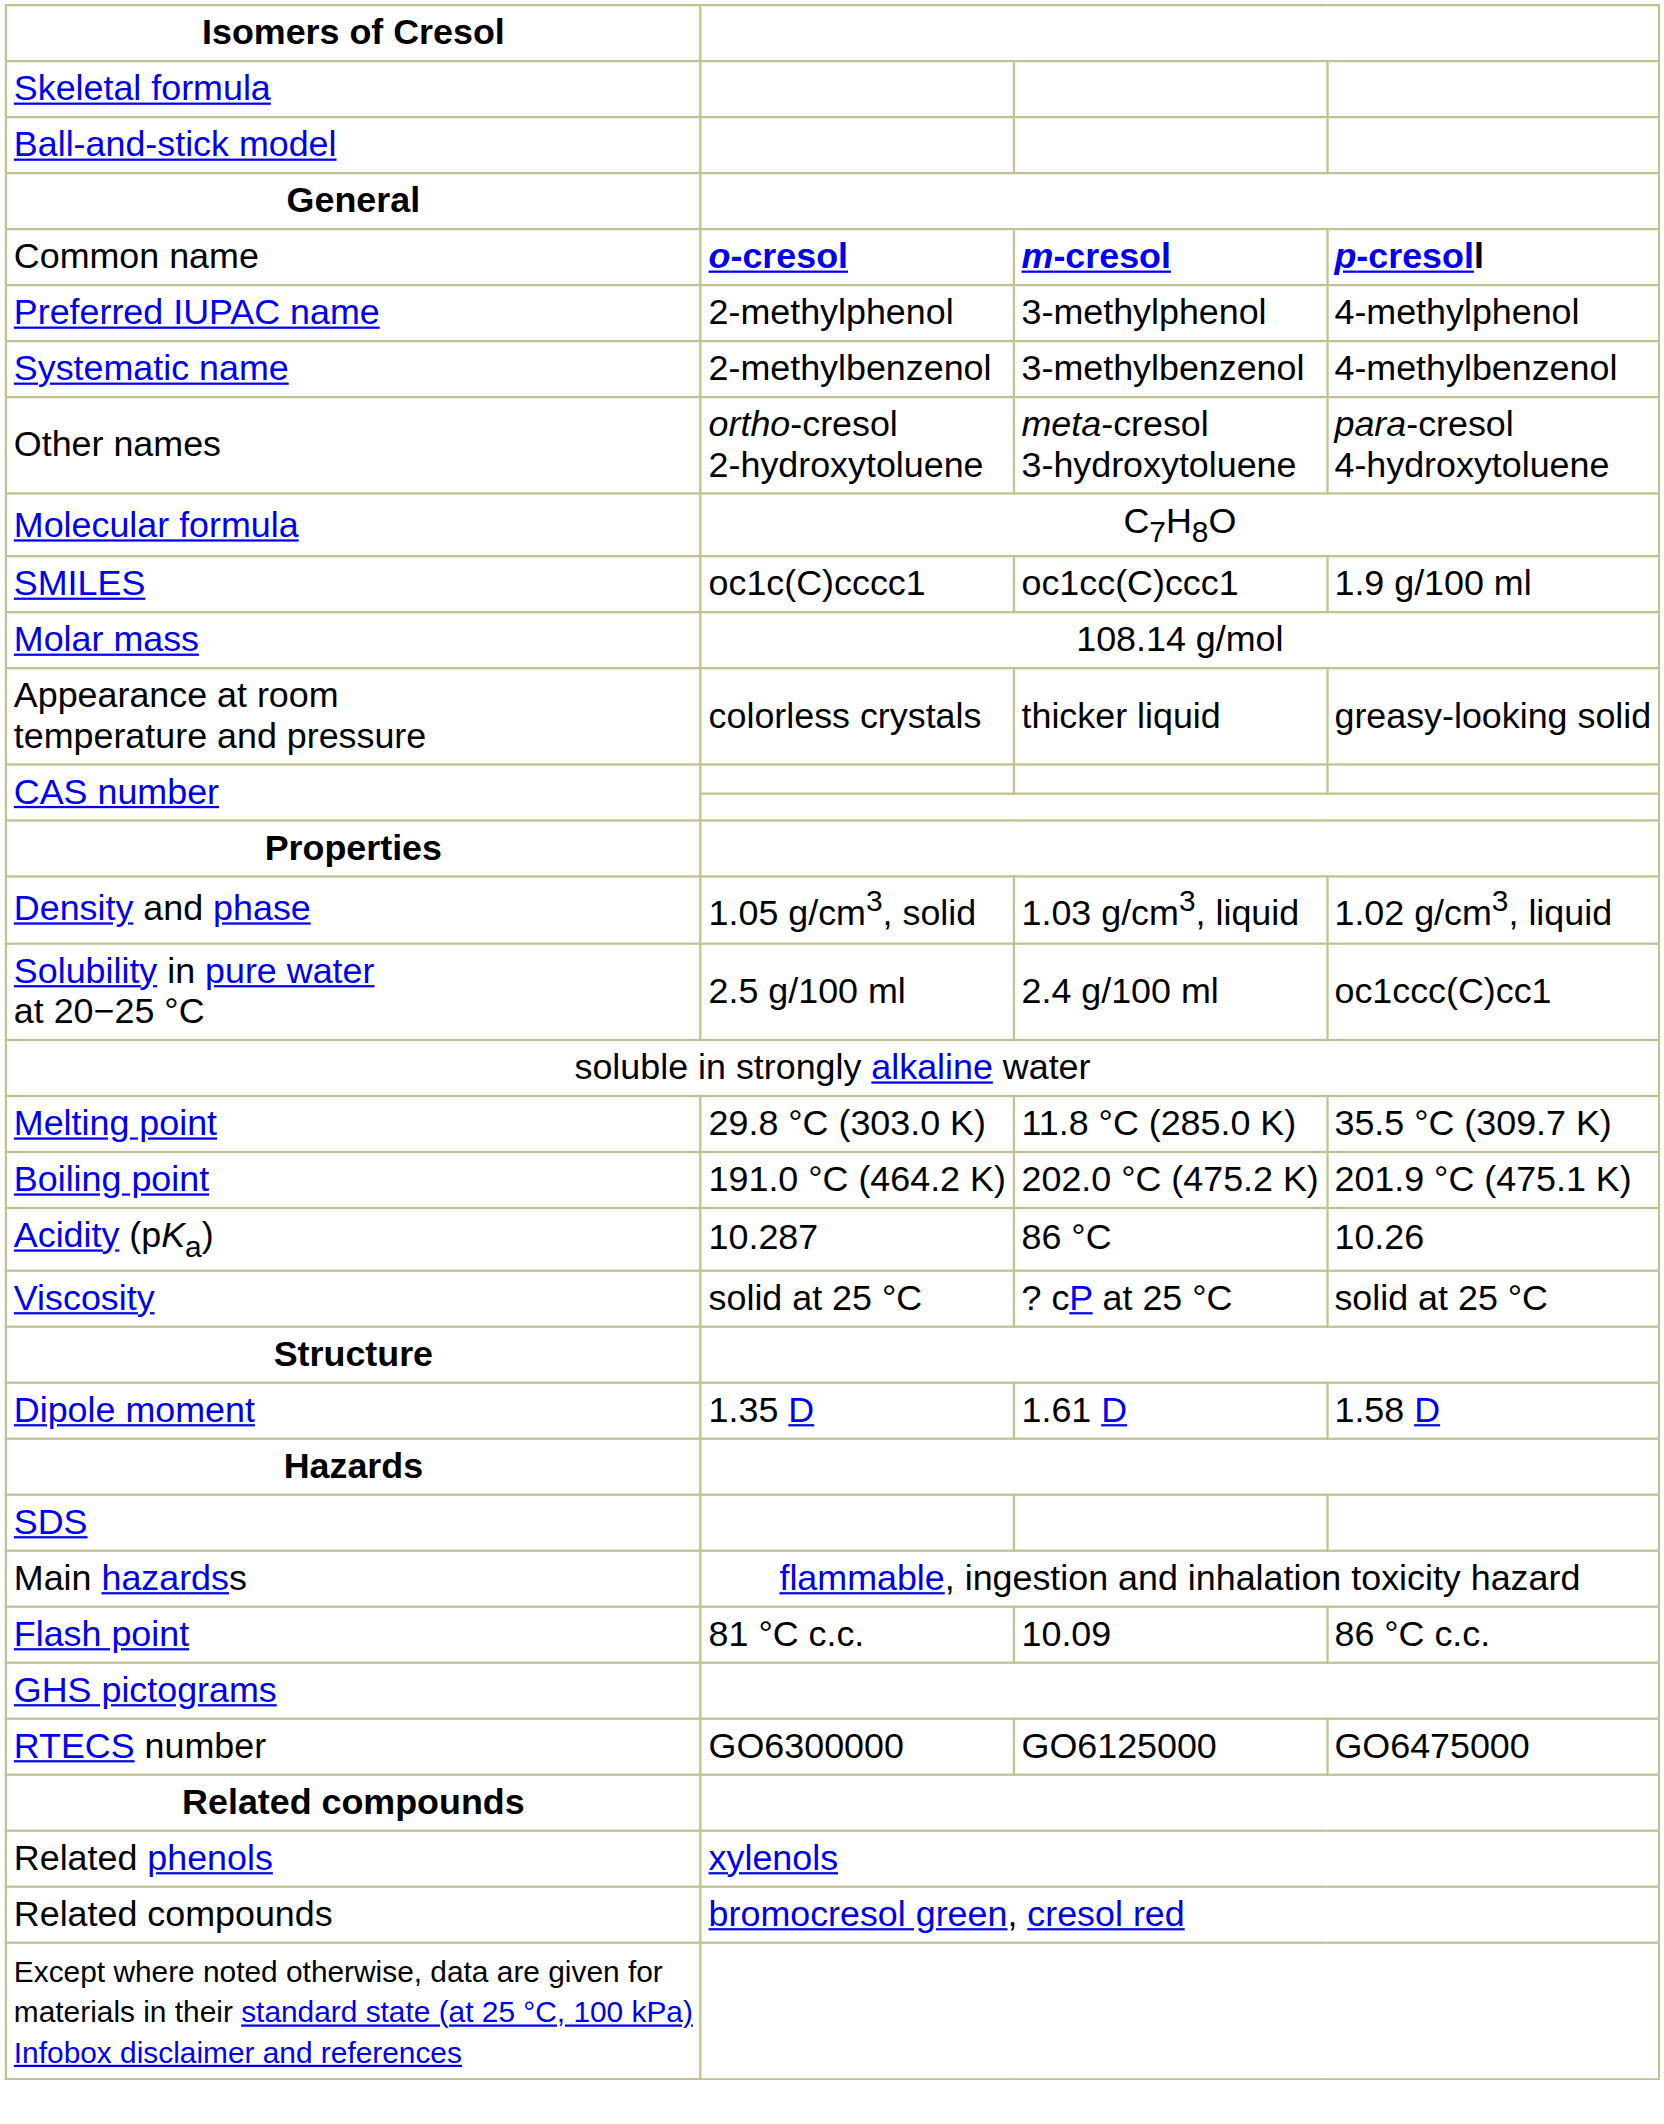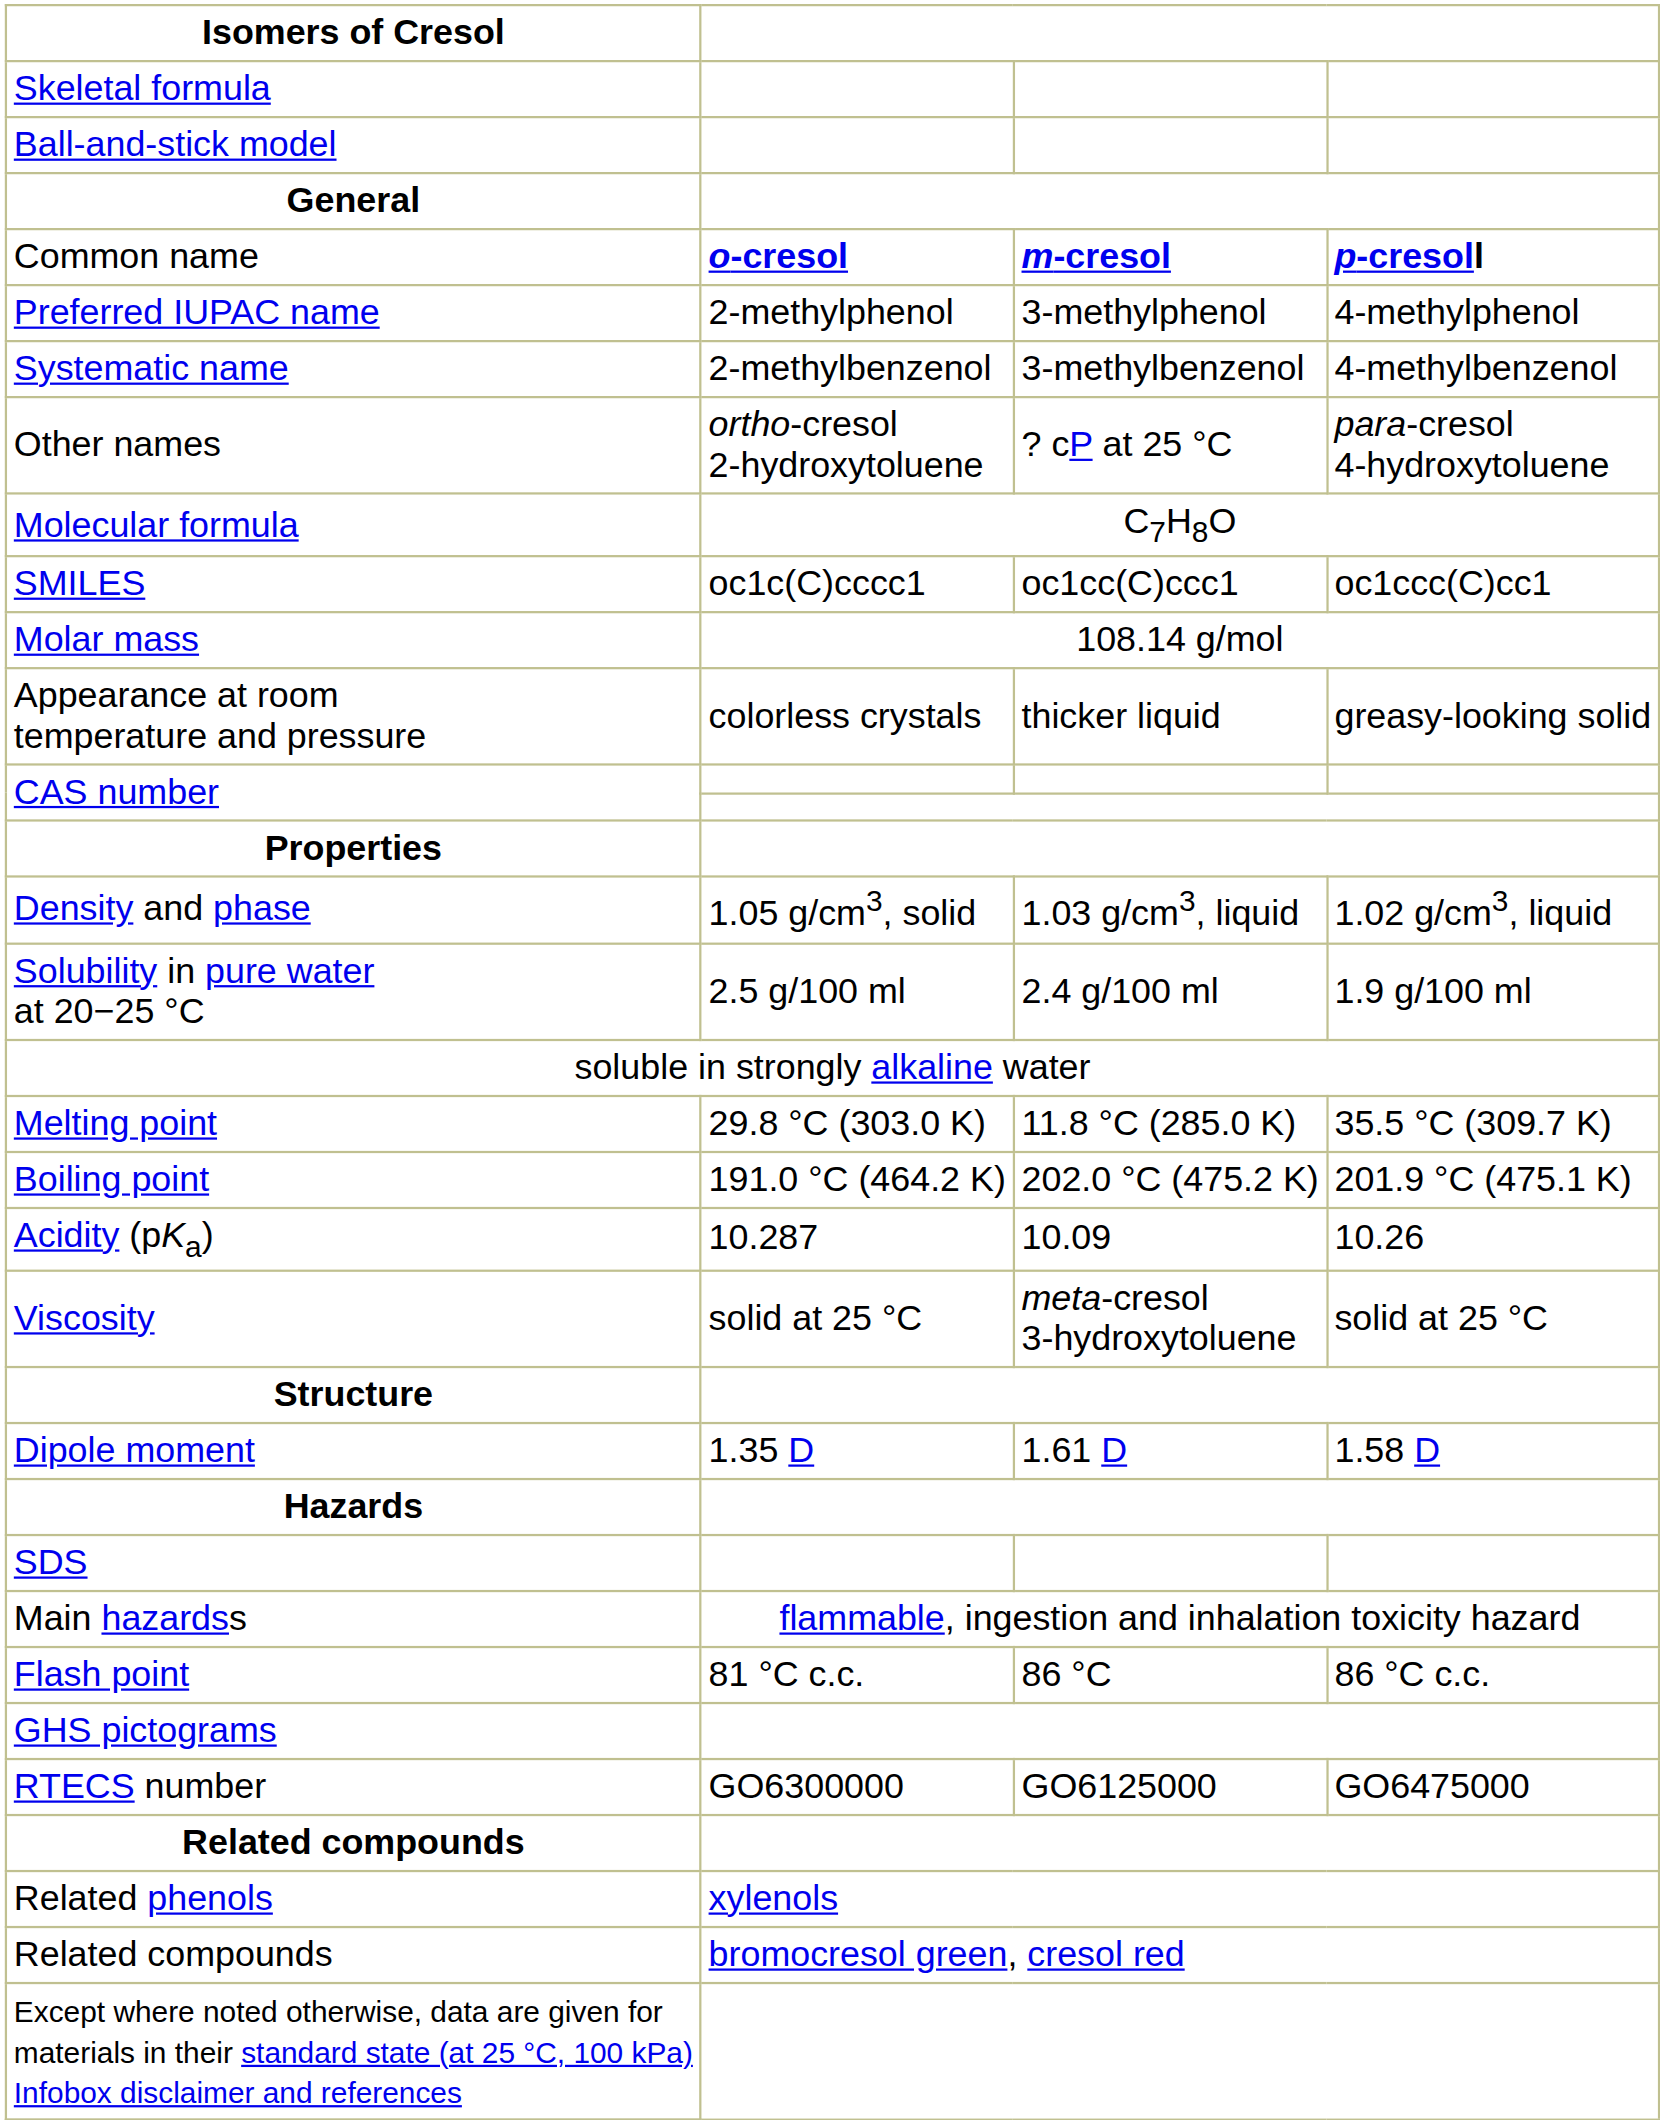(1159, 444) meta-cresol 3-hydroxytoluene -> (1127, 444) ? cP at 25 °C
(1433, 583) 1.9 g/100 ml -> (1443, 583) oc1ccc(C)cc1
(1443, 990) oc1ccc(C)cc1 -> (1433, 990) 1.9 g/100 ml
(1067, 1237) 86 °C -> (1066, 1237) 10.09
(1127, 1297) ? cP at 25 °C -> (1159, 1317) meta-cresol 3-hydroxytoluene
(1066, 1633) 10.09 -> (1067, 1673) 86 °C
